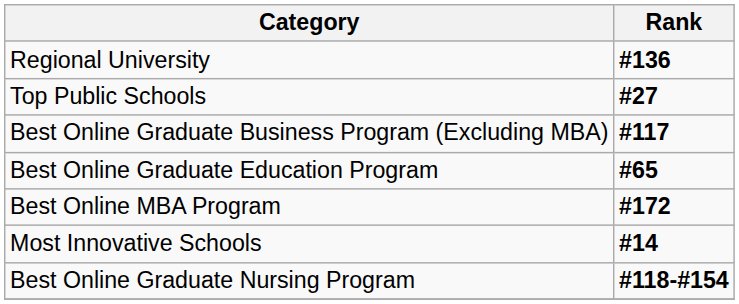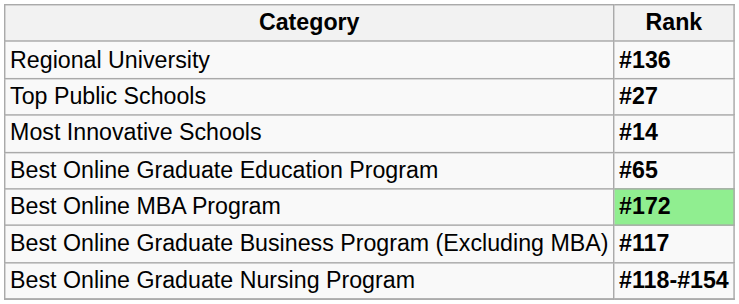rows swapped: (309, 134) <-> (309, 244)
(674, 207) no background -> (674, 207) lightgreen background
